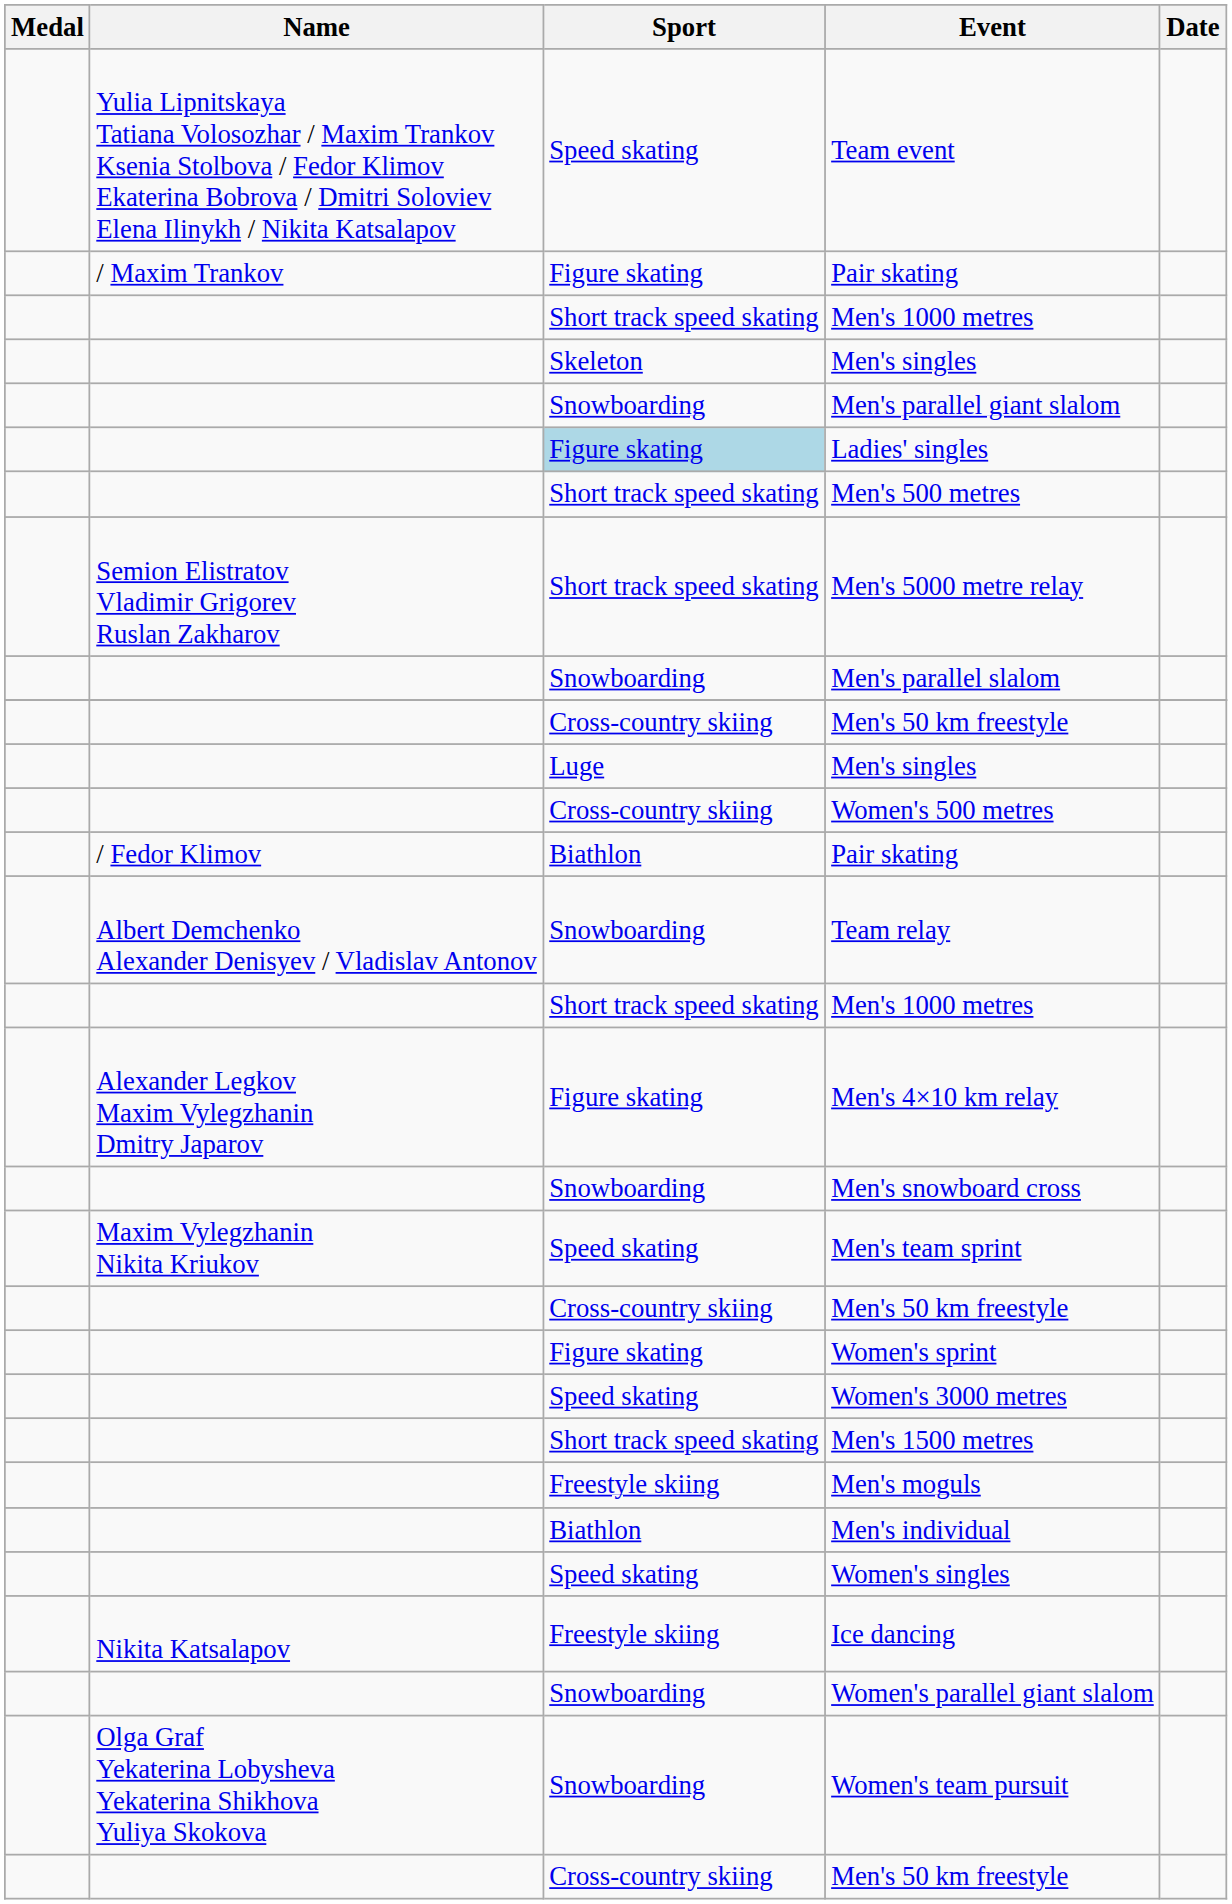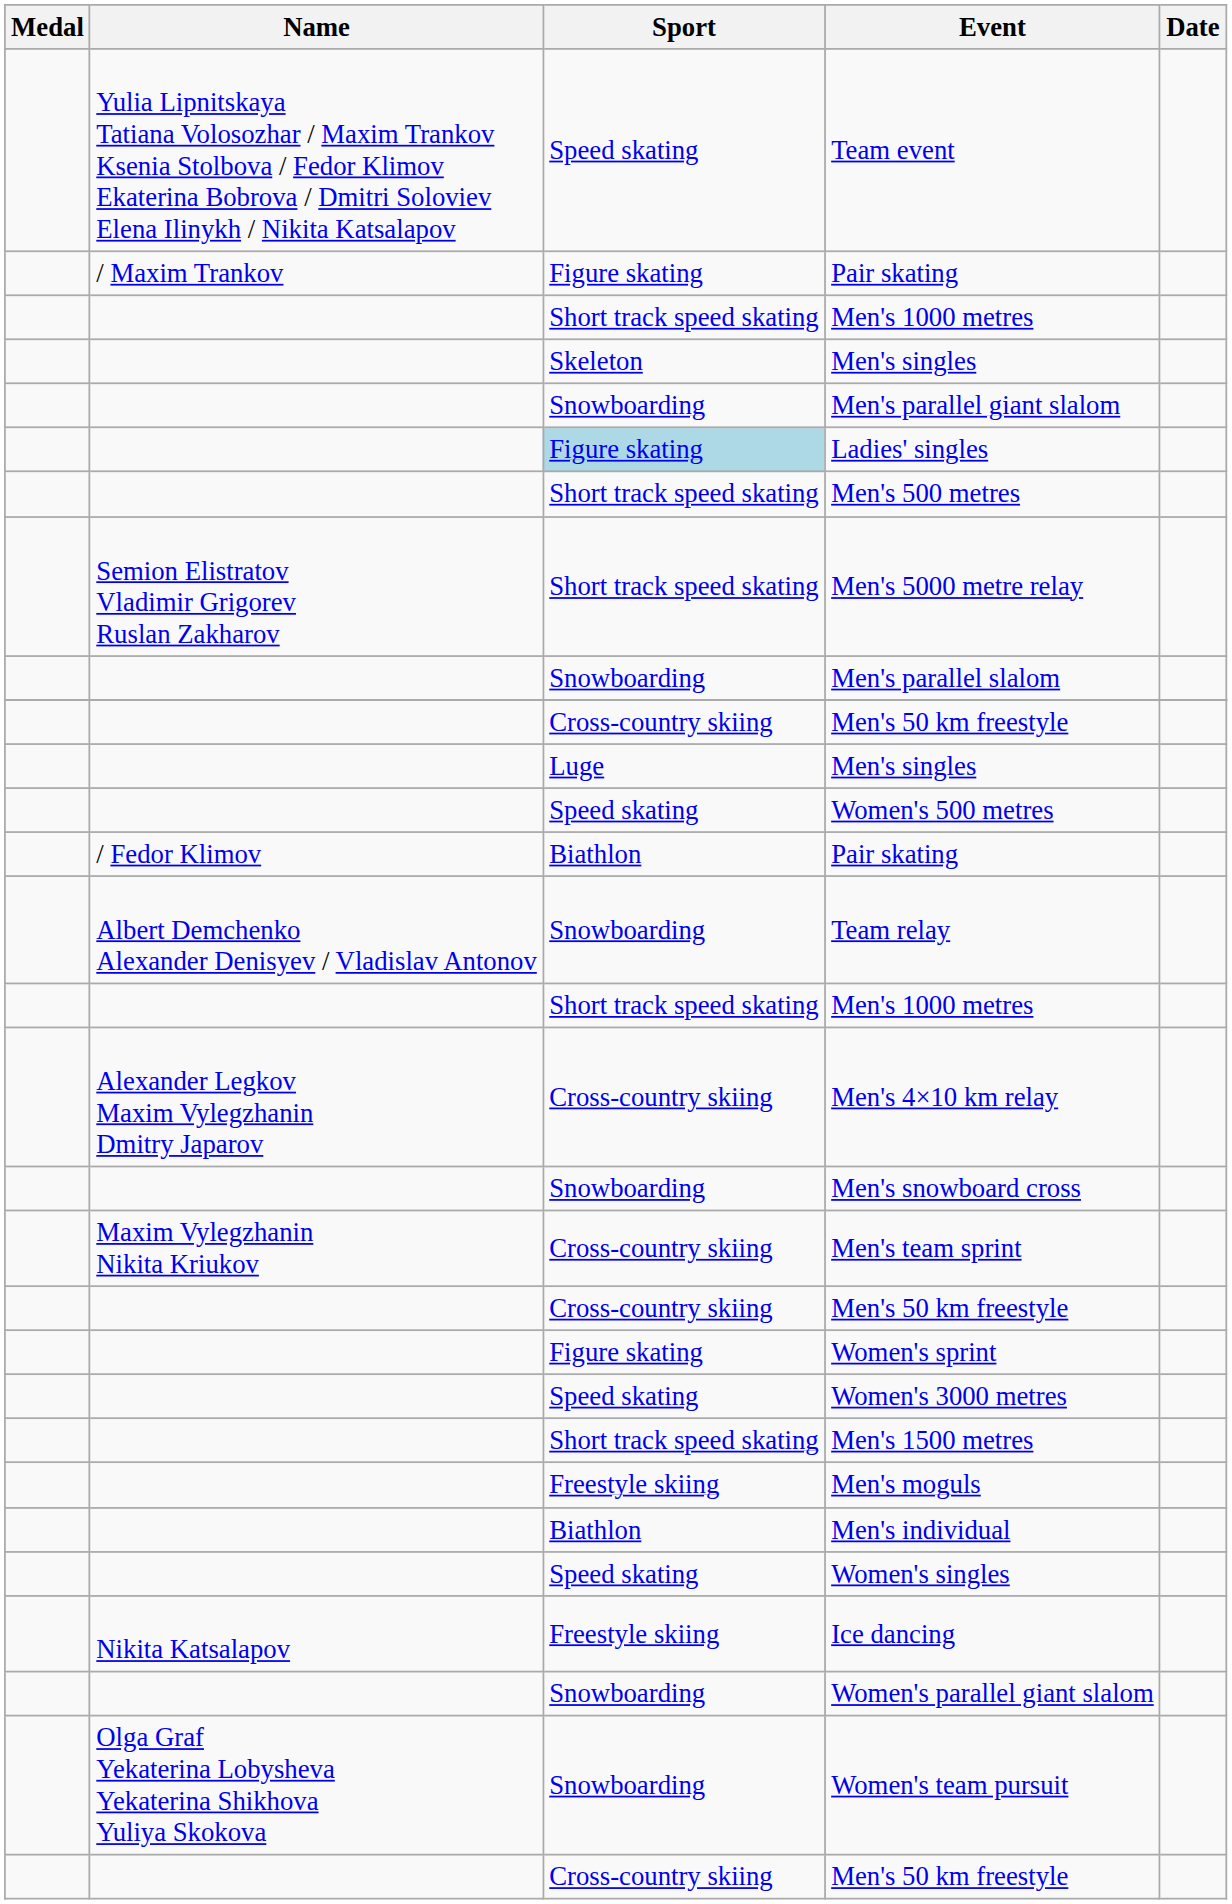(661, 809) Cross-country skiing -> (624, 809) Speed skating
(626, 1096) Figure skating -> (661, 1096) Cross-country skiing
(624, 1248) Speed skating -> (661, 1248) Cross-country skiing
